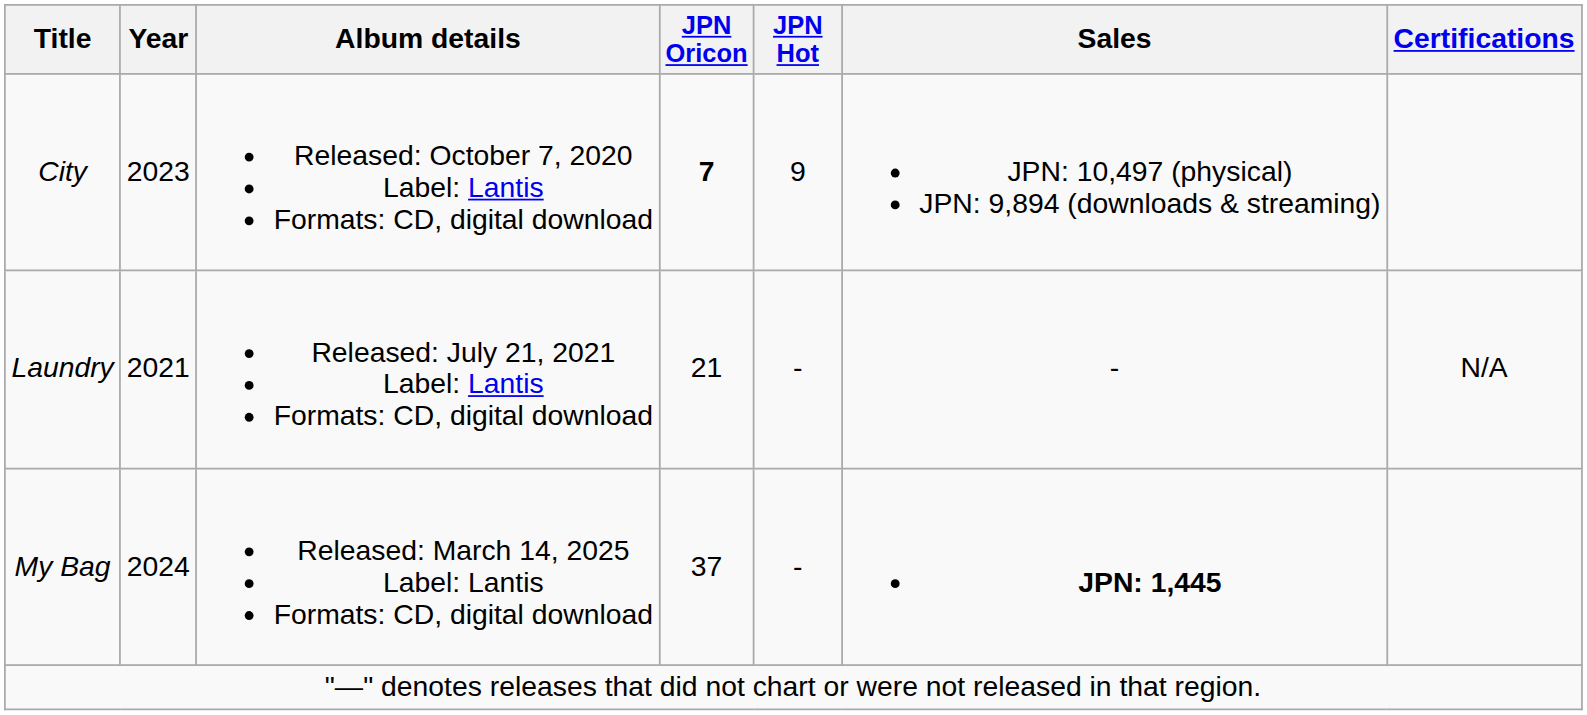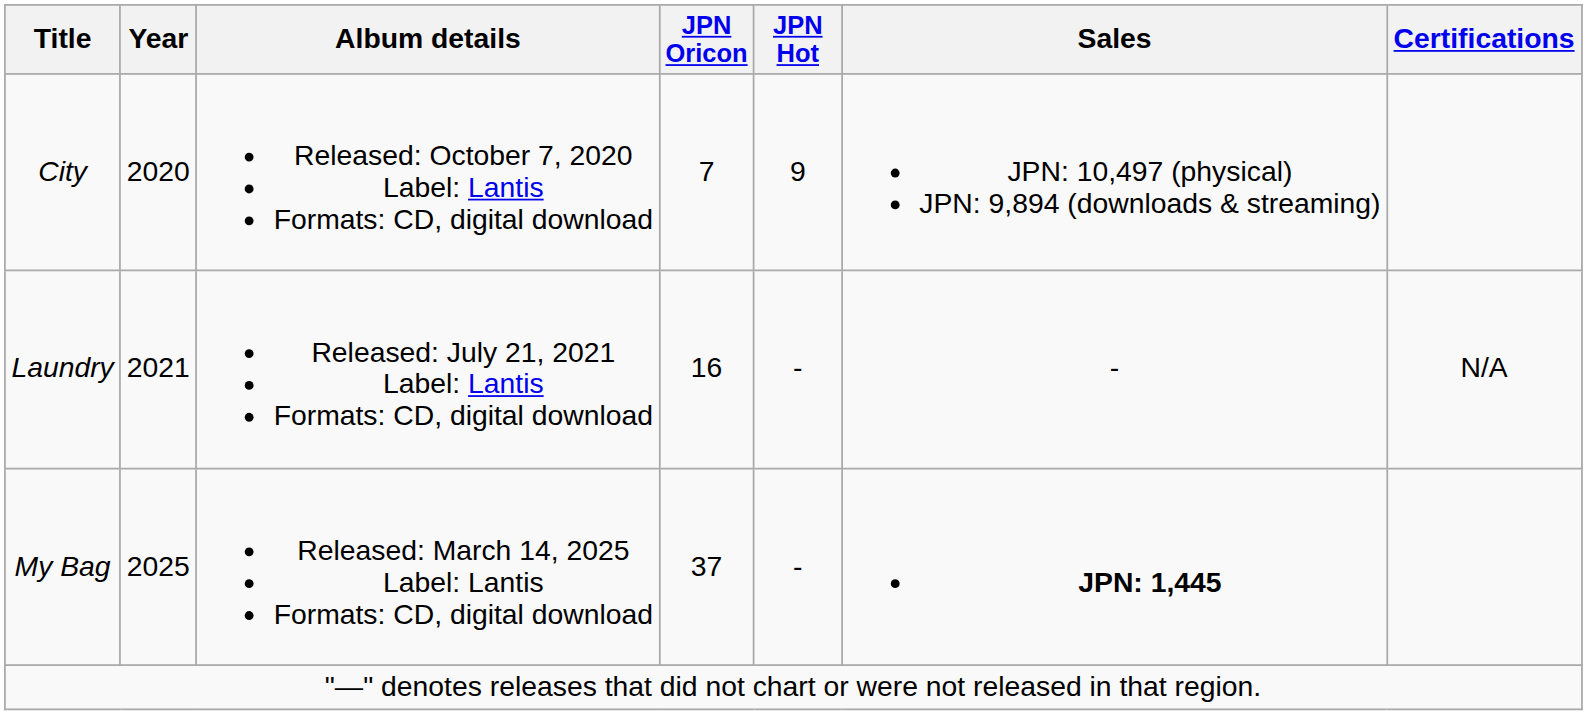(158, 171) 2023 -> (158, 171) 2020
(707, 171) bold -> (707, 171) normal
(707, 368) 21 -> (707, 368) 16
(158, 565) 2024 -> (158, 565) 2025
